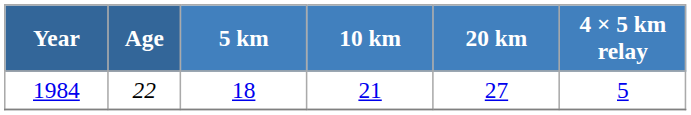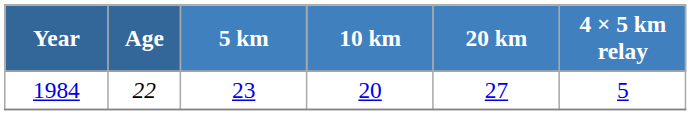(244, 90) 18 -> (244, 90) 23
(370, 90) 21 -> (370, 90) 20
